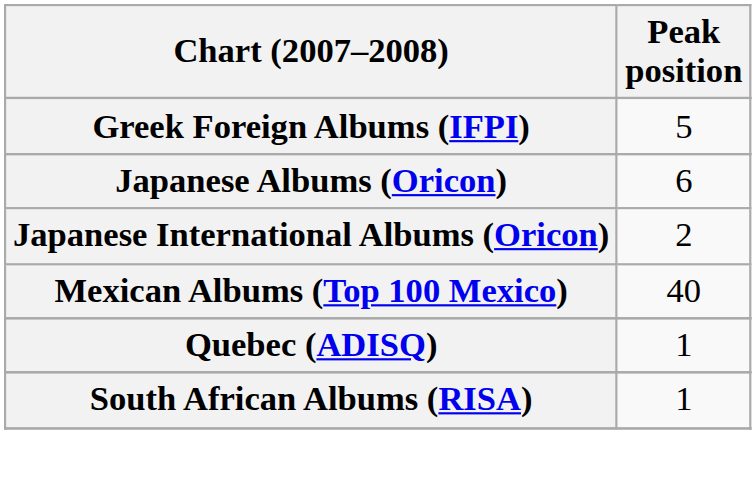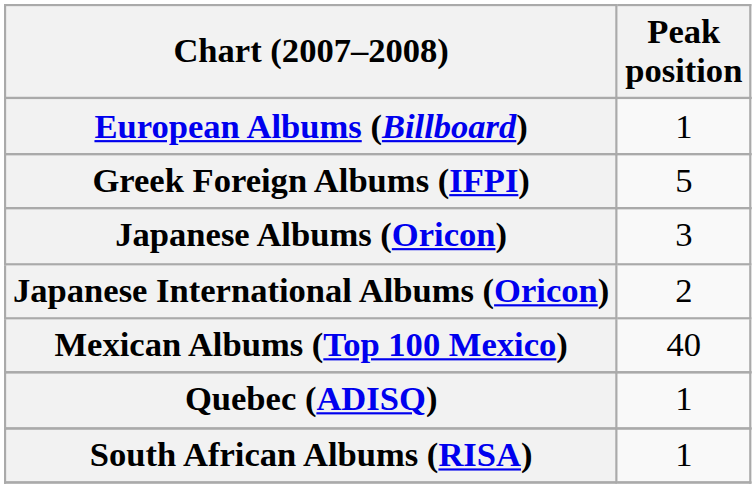+ row: (311, 125)
(684, 180) 6 -> (684, 235) 3
